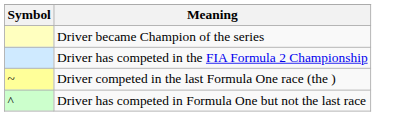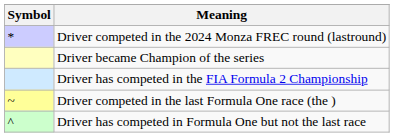+ row: (222, 36)
